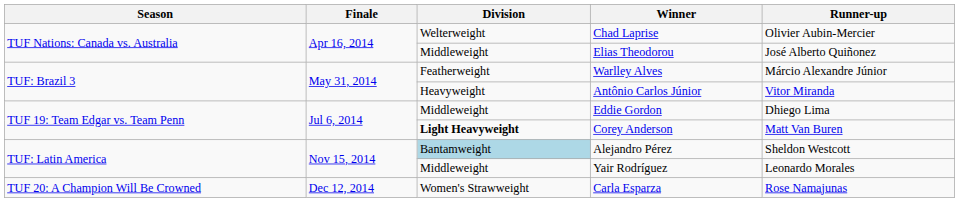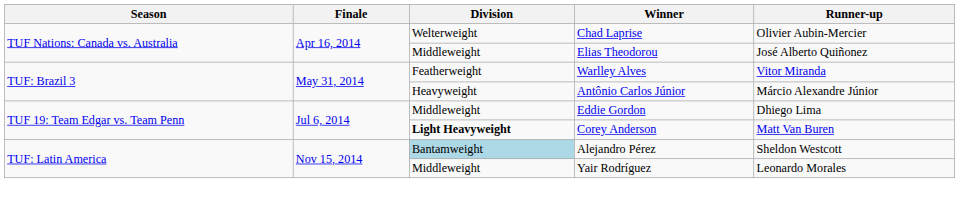(826, 71) Márcio Alexandre Júnior -> (791, 71) Vitor Miranda
(800, 91) Vitor Miranda -> (817, 91) Márcio Alexandre Júnior
- row: (627, 187)
